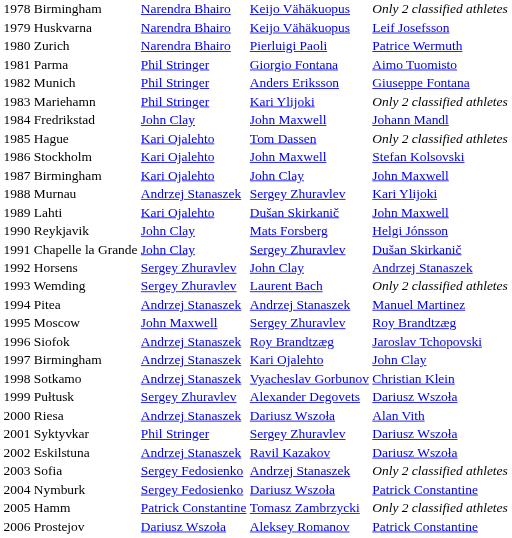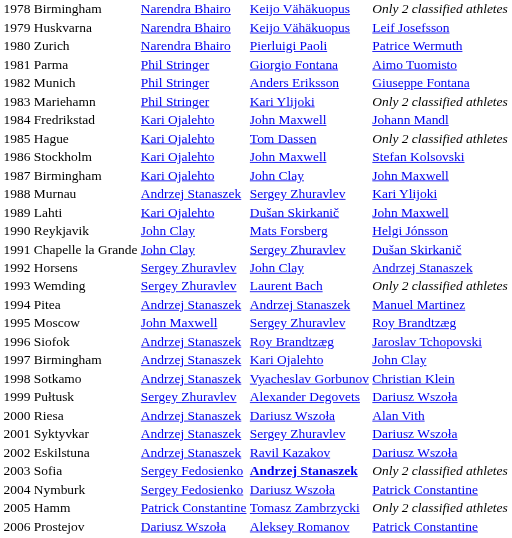(168, 120) John Clay -> (178, 120) Kari Ojalehto
(175, 434) Phil Stringer -> (191, 434) Andrzej Stanaszek
(300, 471) normal -> (304, 471) bold
